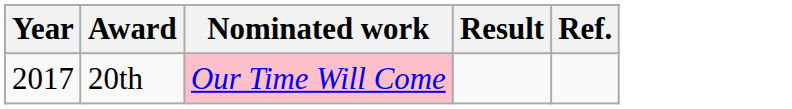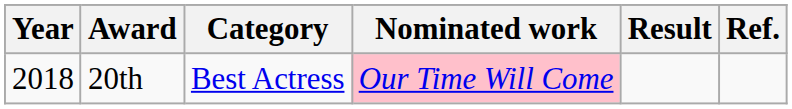+ column: (268, 28)
(43, 77) 2017 -> (43, 77) 2018
